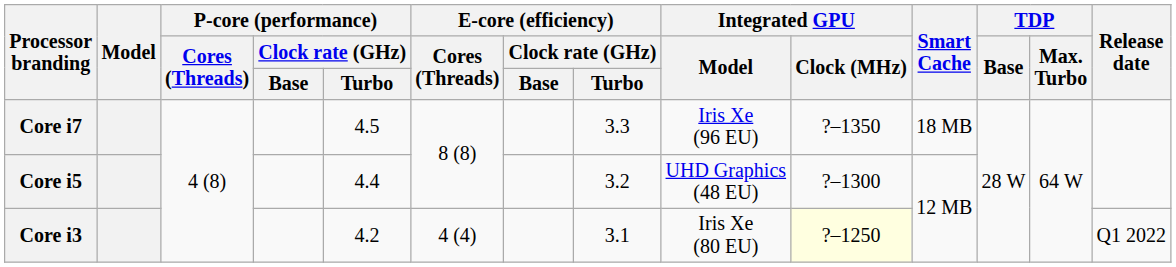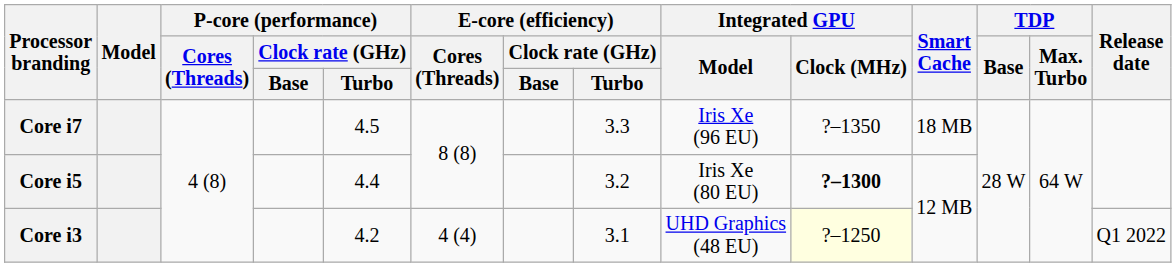(726, 180) UHD Graphics (48 EU) -> (726, 180) Iris Xe (80 EU)
(851, 180) normal -> (851, 180) bold
(726, 235) Iris Xe (80 EU) -> (726, 235) UHD Graphics (48 EU)
